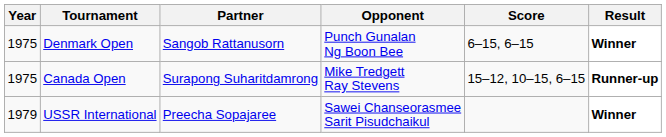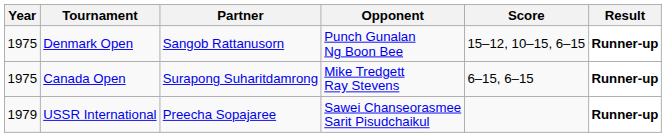(501, 44) 6–15, 6–15 -> (526, 44) 15–12, 10–15, 6–15
(614, 44) Winner -> (625, 44) Runner-up
(526, 79) 15–12, 10–15, 6–15 -> (501, 79) 6–15, 6–15
(614, 115) Winner -> (625, 115) Runner-up
